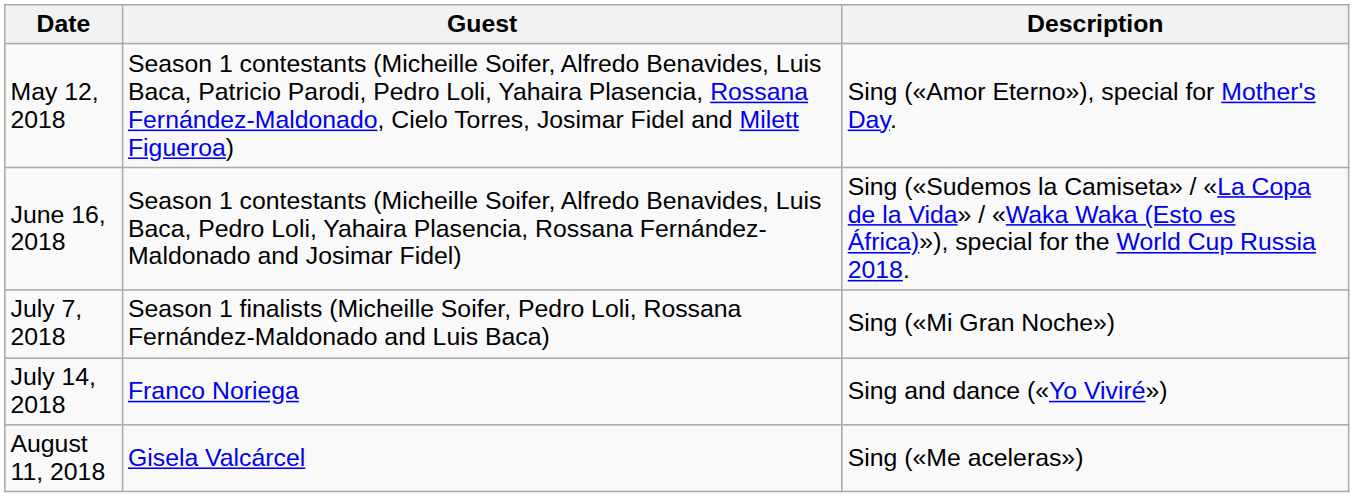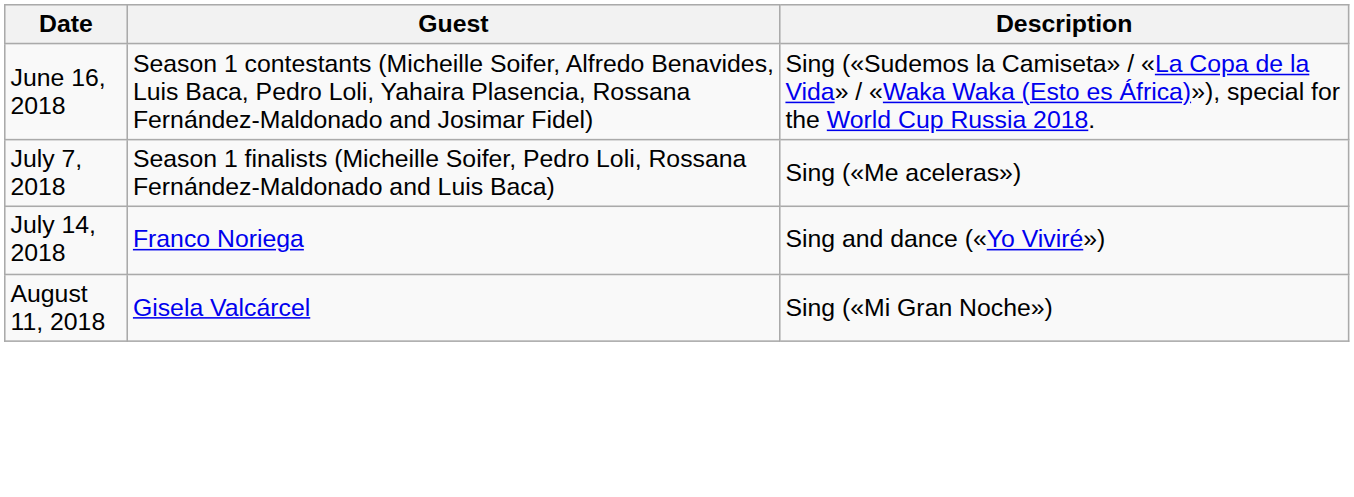- row: (55, 105)
(981, 323) Sing («Mi Gran Noche») -> (903, 172) Sing («Me aceleras»)
(966, 457) Sing («Me aceleras») -> (919, 307) Sing («Mi Gran Noche»)
